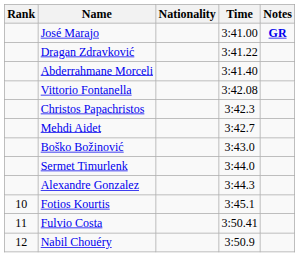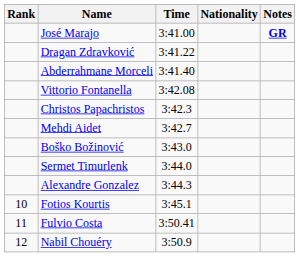columns swapped: (187, 14) <-> (240, 14)
